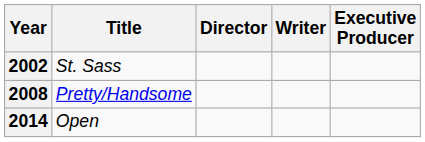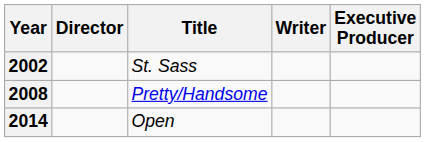columns swapped: (124, 28) <-> (234, 28)
